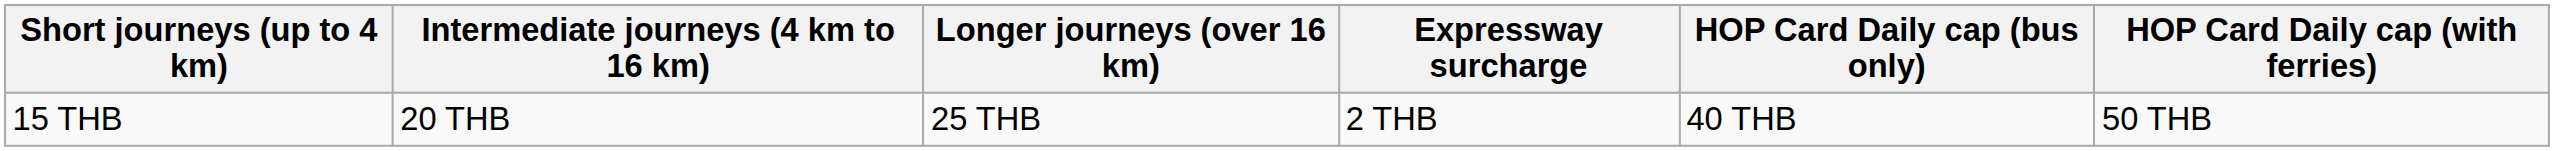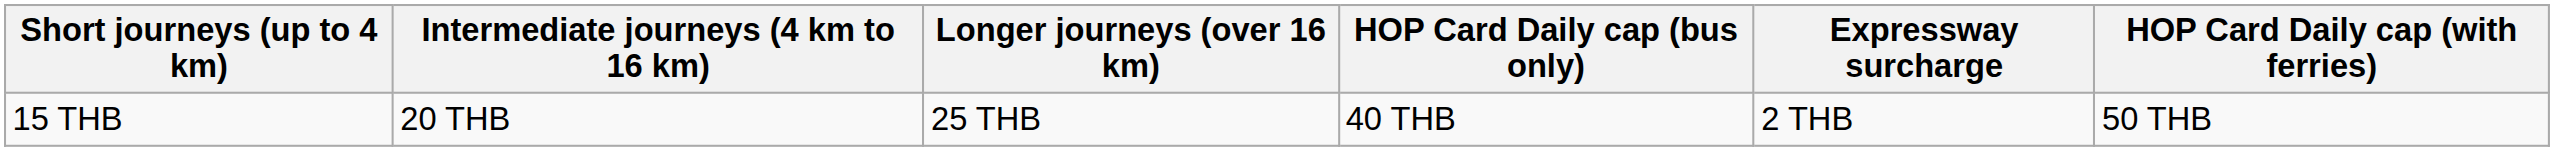columns swapped: (1509, 48) <-> (1887, 48)
